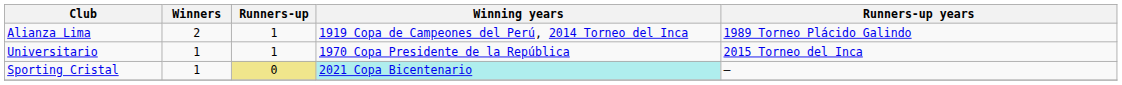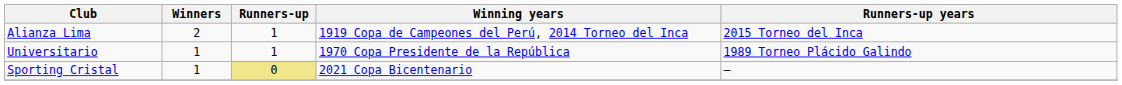(818, 33) 1989 Torneo Plácido Galindo -> (793, 33) 2015 Torneo del Inca
(793, 52) 2015 Torneo del Inca -> (818, 52) 1989 Torneo Plácido Galindo
(396, 70) paleturquoise background -> (396, 70) no background
